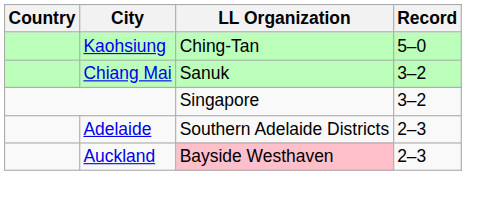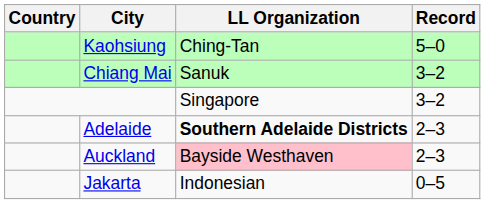(284, 128) normal -> (294, 128) bold
+ row: (112, 184)
